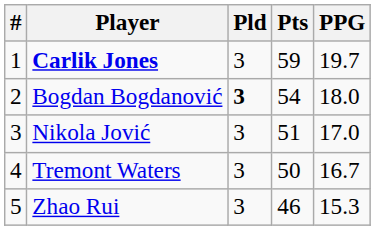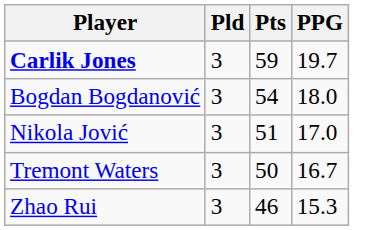- column: (16, 22)
(239, 96) bold -> (217, 96) normal
